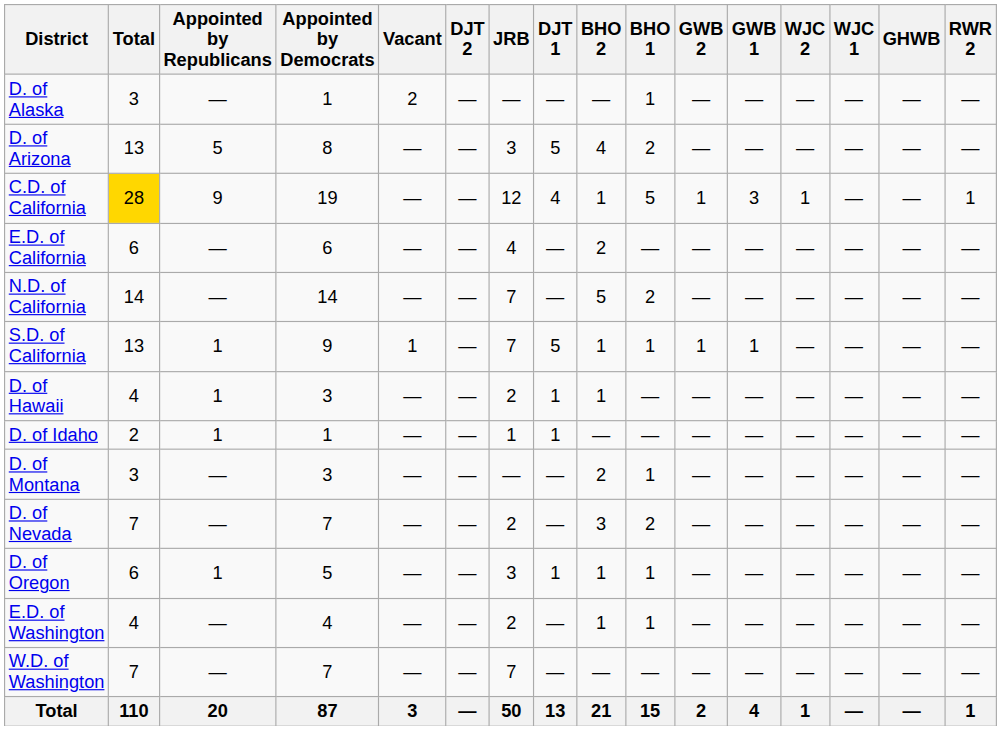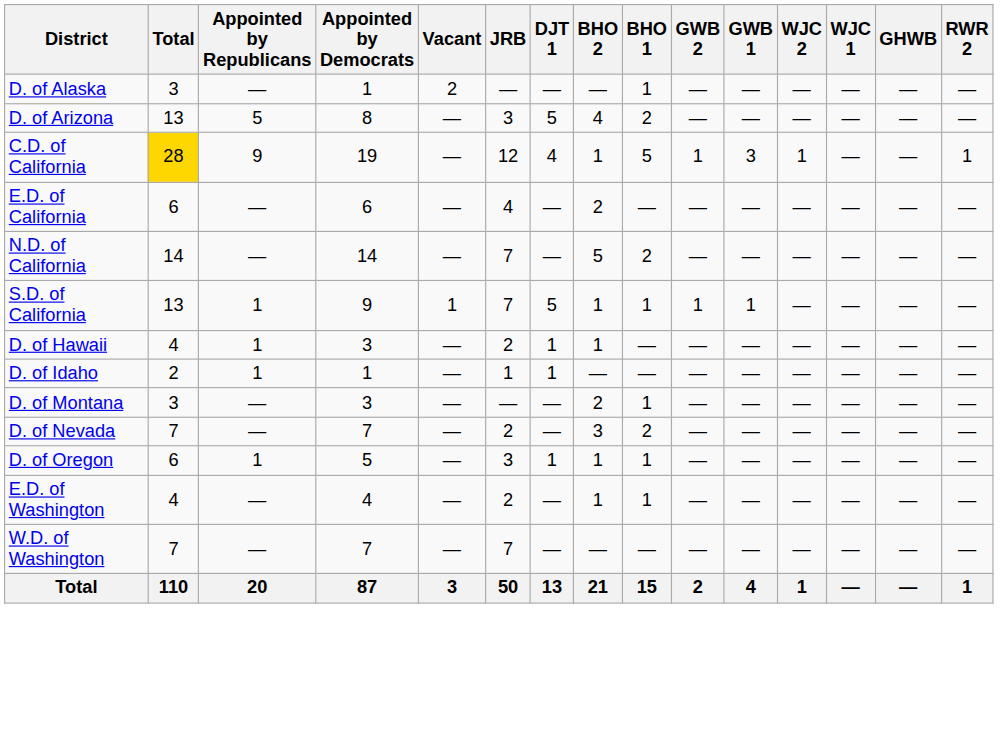- column: (467, 39)
